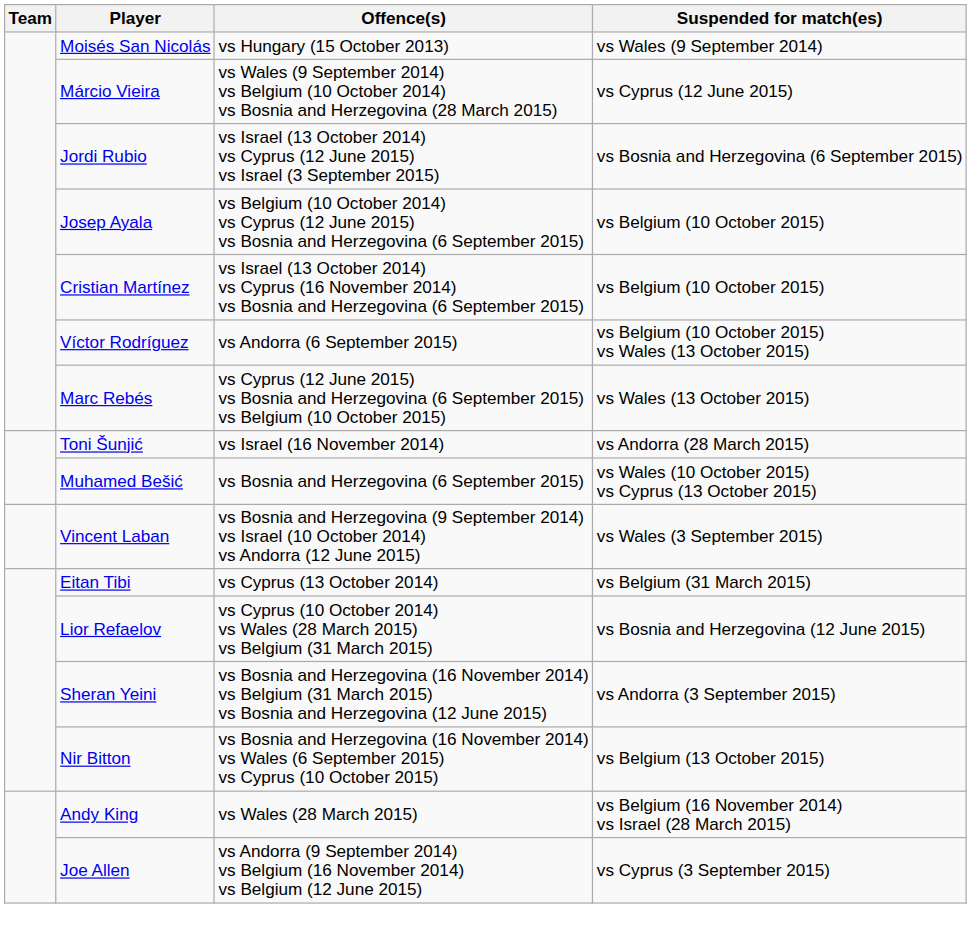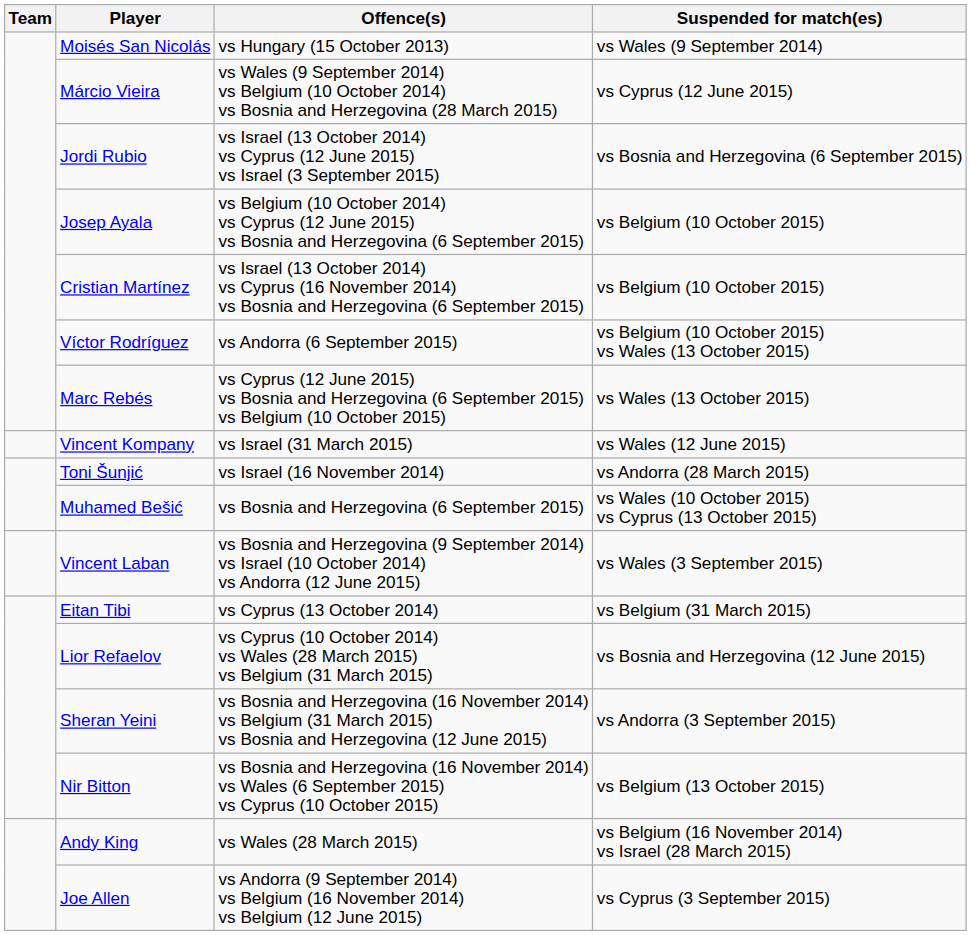+ row: (127, 445)
